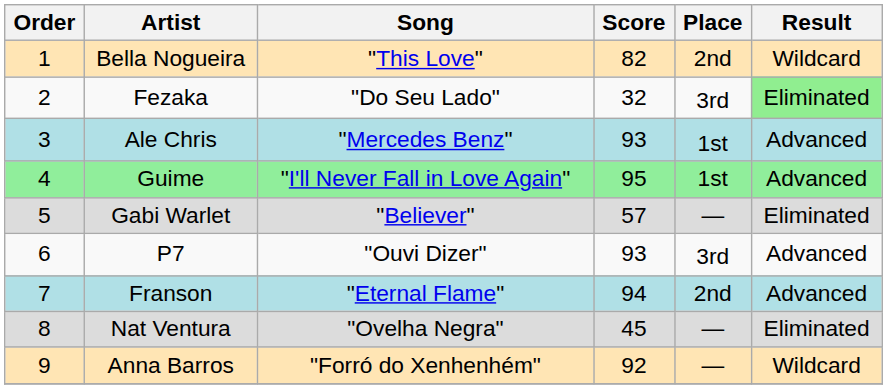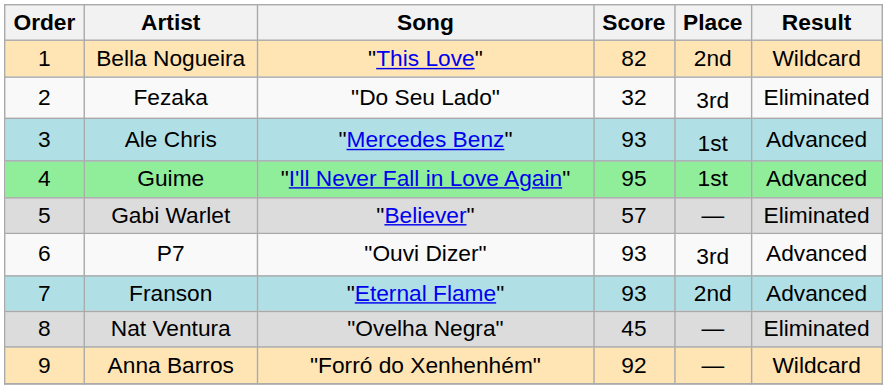(817, 97) lightgreen background -> (817, 97) no background
(634, 293) 94 -> (634, 293) 93
